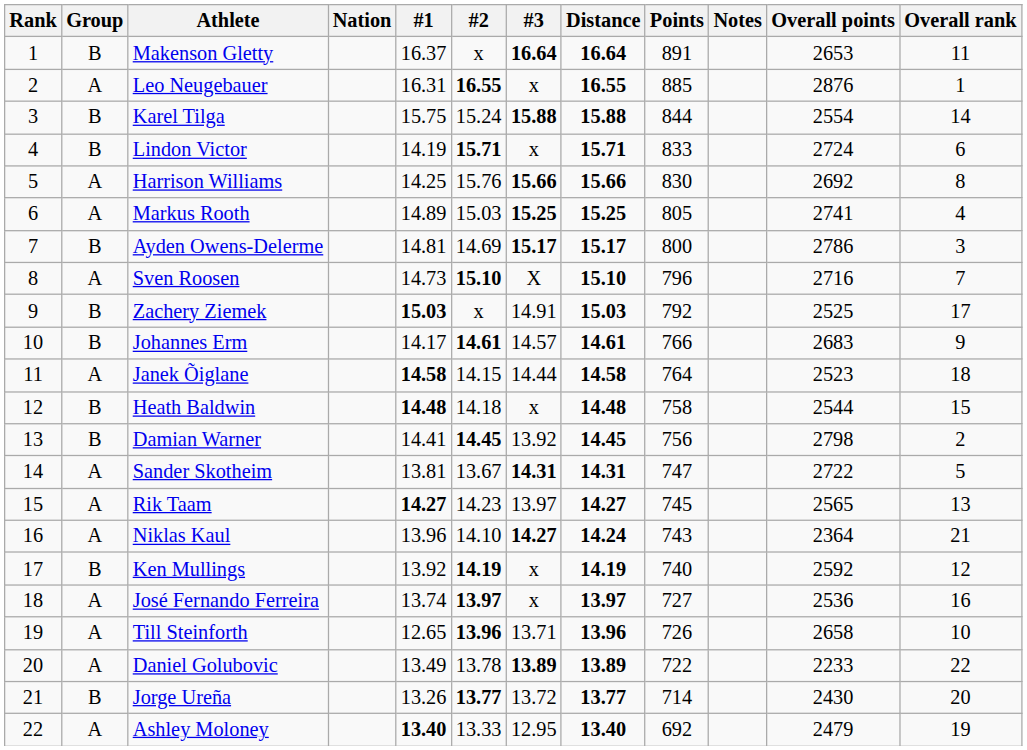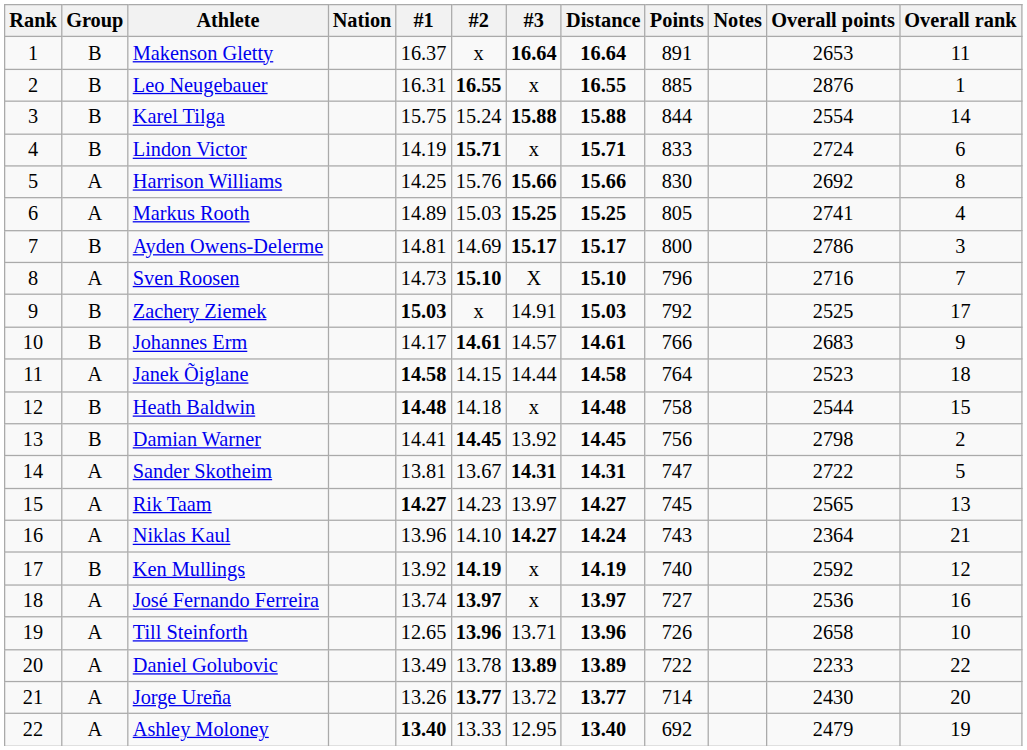(95, 85) A -> (95, 85) B
(95, 697) B -> (95, 697) A
